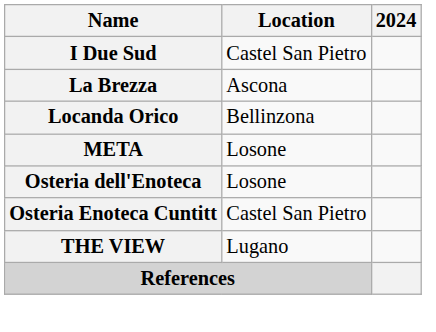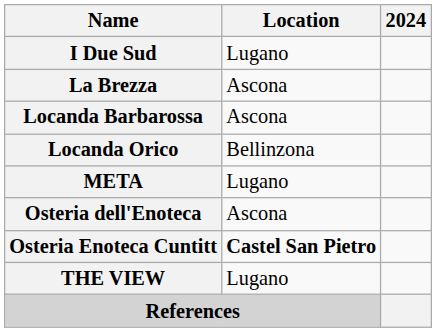(296, 52) Castel San Pietro -> (257, 52) Lugano
+ row: (113, 117)
(256, 149) Losone -> (257, 181) Lugano
(256, 181) Losone -> (257, 213) Ascona
(296, 213) normal -> (301, 246) bold
